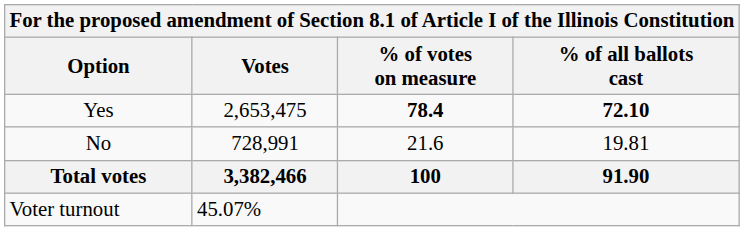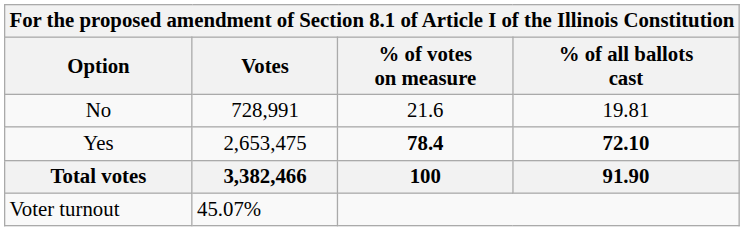rows swapped: (98, 110) <-> (98, 143)
